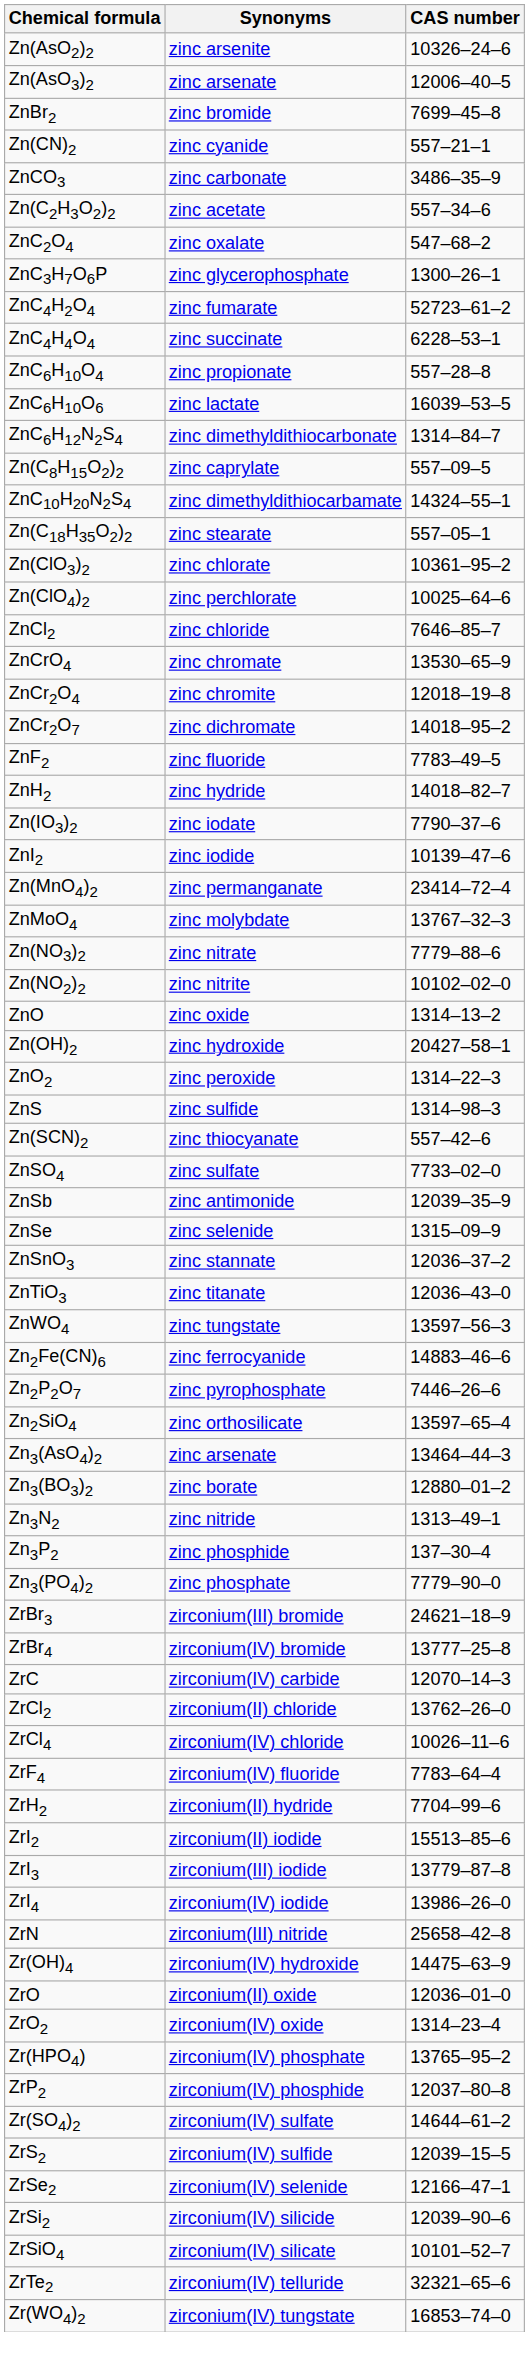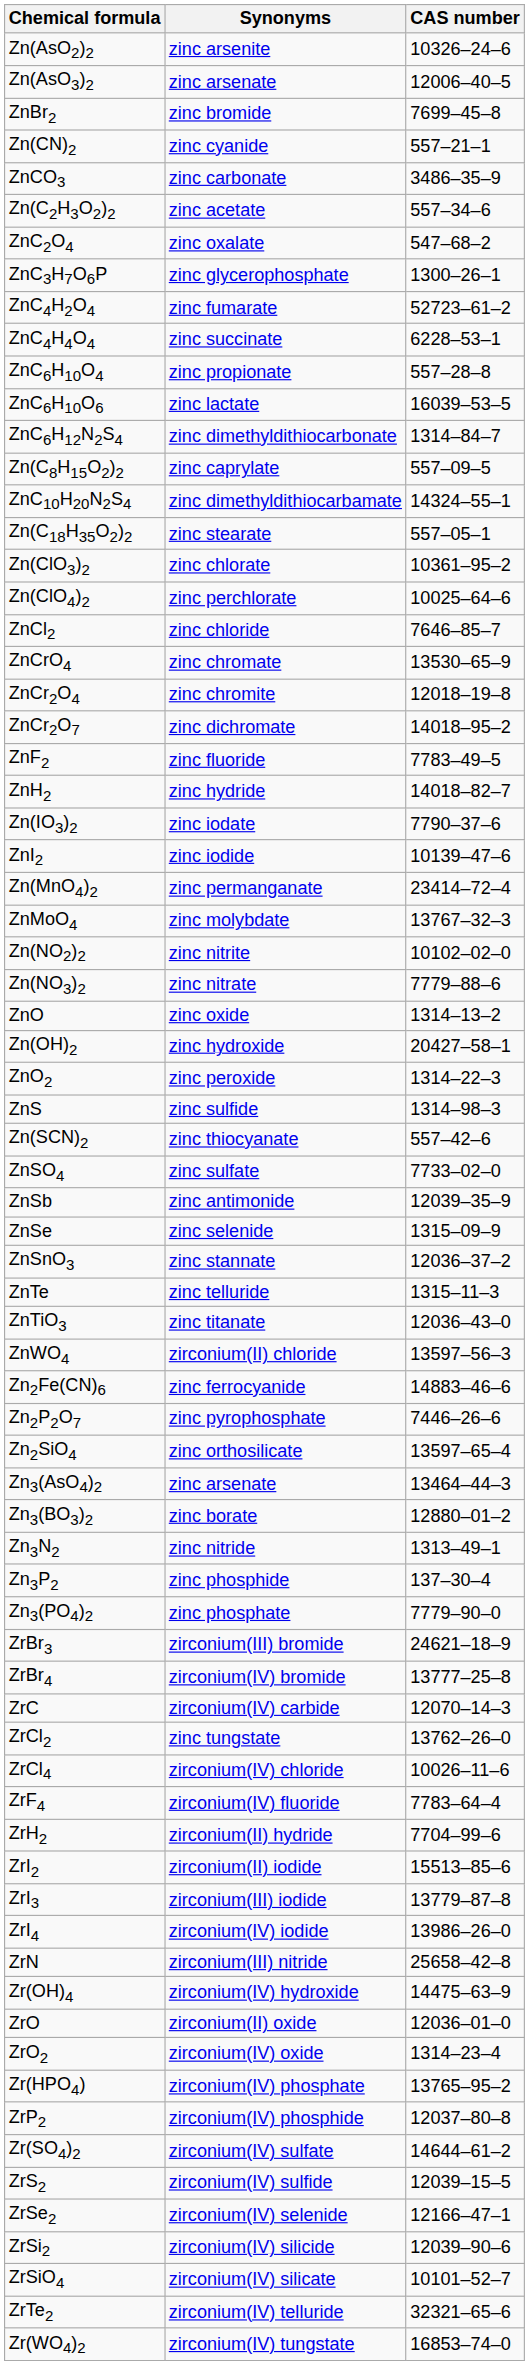rows swapped: (47, 985) <-> (47, 953)
+ row: (29, 1291)
(225, 1325) zinc tungstate -> (253, 1354) zirconium(II) chloride
(253, 1709) zirconium(II) chloride -> (225, 1738) zinc tungstate
